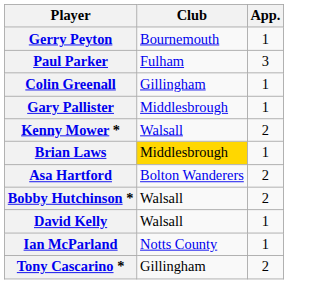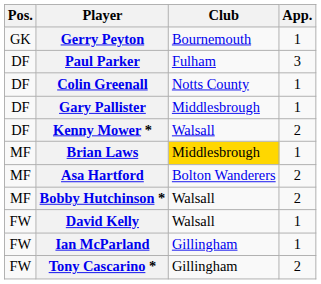+ column: (20, 15)
(173, 84) Gillingham -> (211, 84) Notts County
(179, 244) Notts County -> (205, 244) Gillingham
